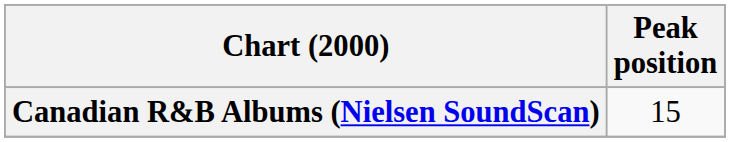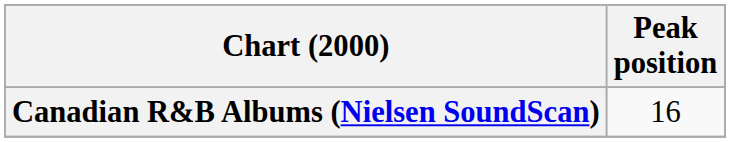(665, 111) 15 -> (665, 111) 16
